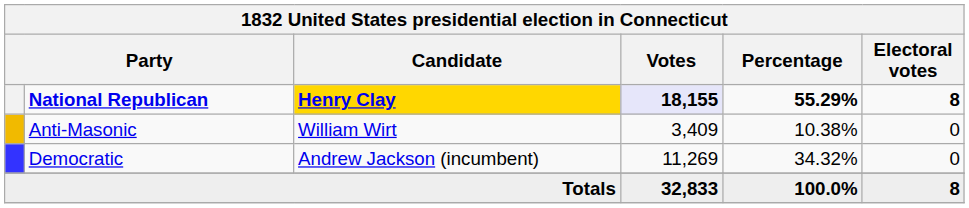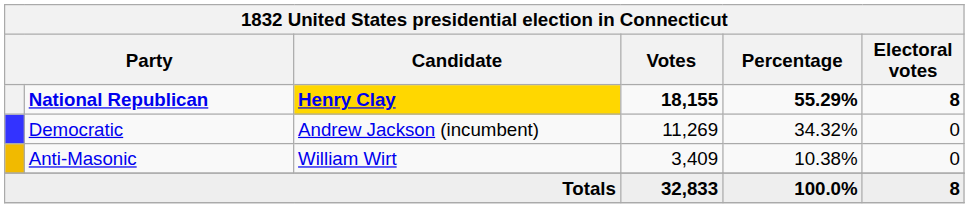(690, 100) lavender background -> (690, 100) no background
rows swapped: (76, 159) <-> (83, 129)
